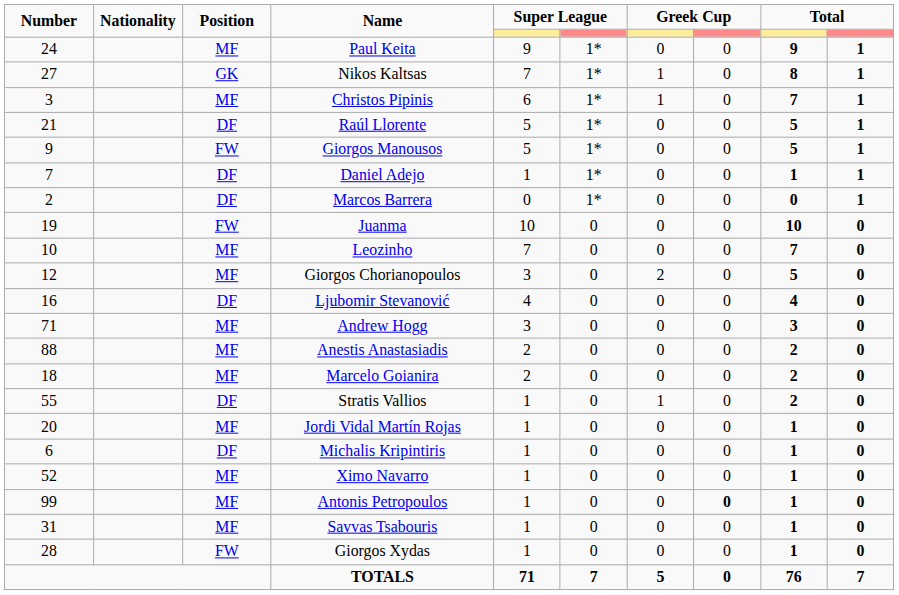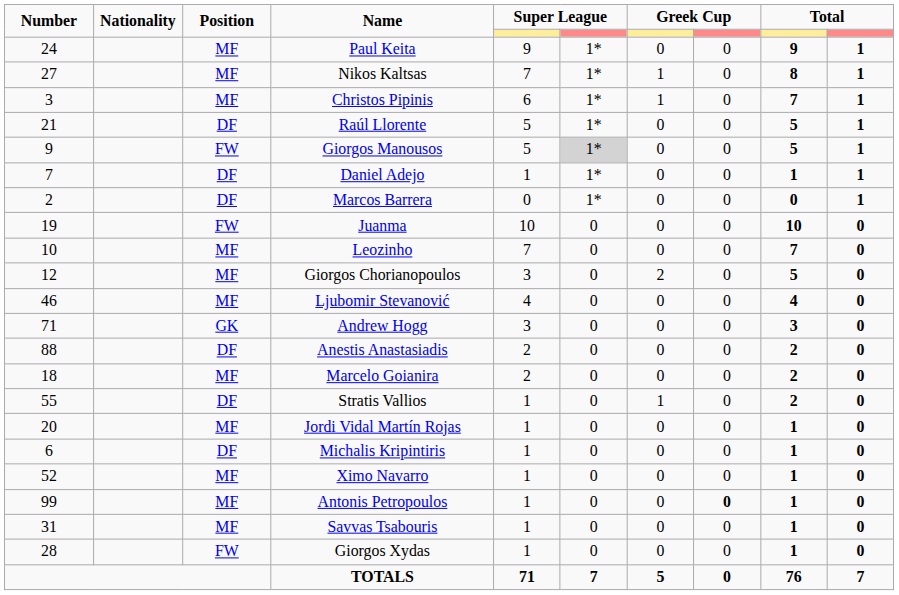(227, 74) GK -> (227, 74) MF
(594, 149) no background -> (594, 149) lightgrey background
(49, 300) 16 -> (49, 300) 46
(227, 300) DF -> (227, 300) MF
(227, 325) MF -> (227, 325) GK
(227, 350) MF -> (227, 350) DF
